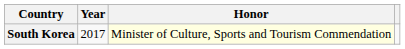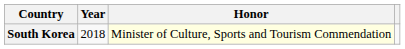(93, 34) 2017 -> (93, 34) 2018
